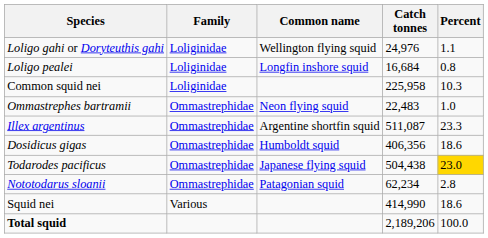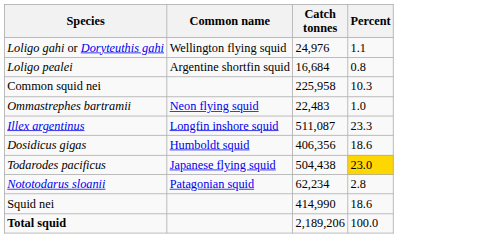- column: (212, 21)
(314, 67) Longfin inshore squid -> (230, 67) Argentine shortfin squid
(320, 125) Argentine shortfin squid -> (224, 125) Longfin inshore squid
